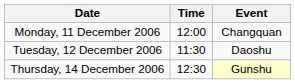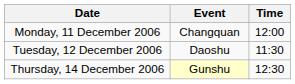columns swapped: (191, 13) <-> (251, 13)
